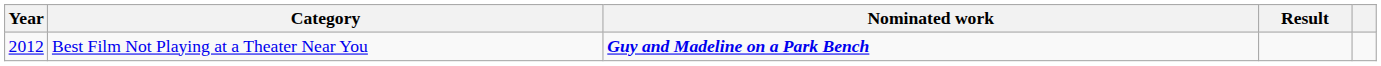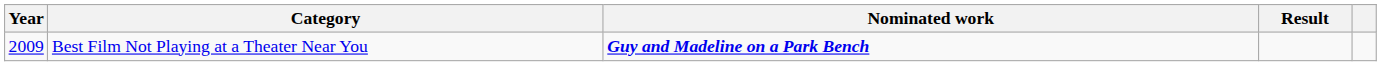(26, 46) 2012 -> (26, 46) 2009
